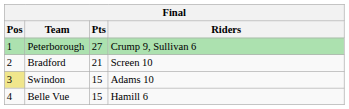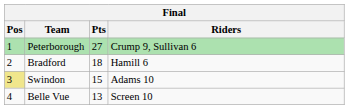(97, 63) 21 -> (97, 63) 18
(132, 63) Screen 10 -> (129, 63) Hamill 6
(97, 96) 15 -> (97, 96) 13
(129, 96) Hamill 6 -> (132, 96) Screen 10
